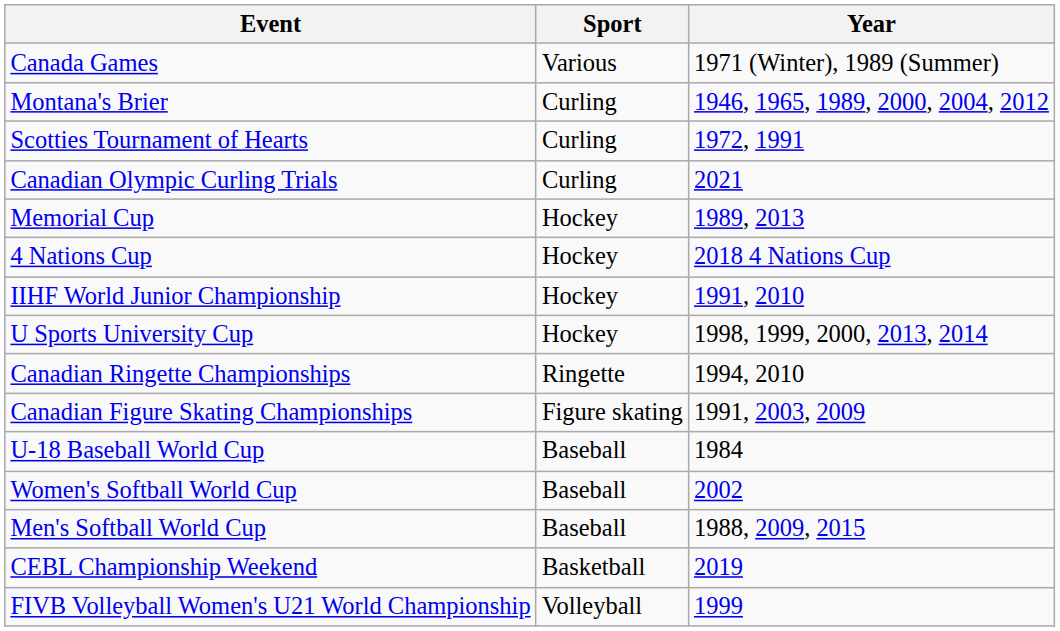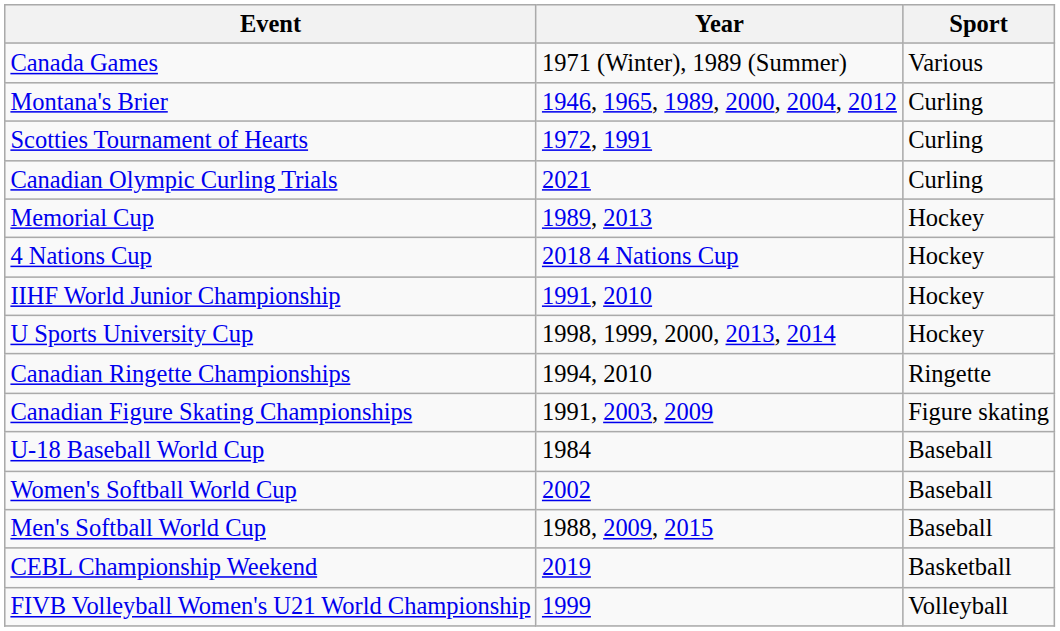columns swapped: (612, 23) <-> (871, 23)
